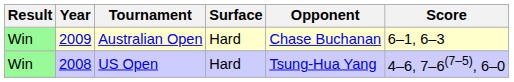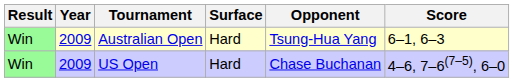(325, 39) Chase Buchanan -> (323, 39) Tsung-Hua Yang
(75, 64) 2008 -> (75, 64) 2009
(323, 64) Tsung-Hua Yang -> (325, 64) Chase Buchanan
